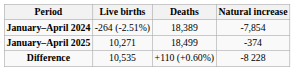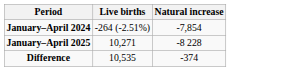- column: (184, 12)
(253, 43) -374 -> (189, 43) -8 228
(253, 58) -8 228 -> (189, 58) -374
